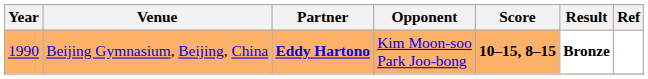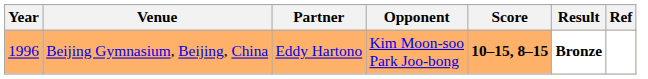(24, 52) 1990 -> (24, 52) 1996
(323, 52) bold -> (319, 52) normal
